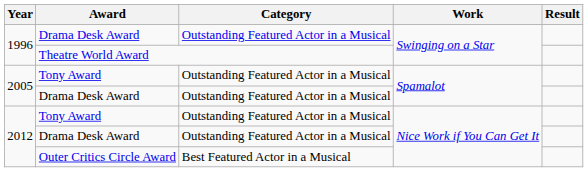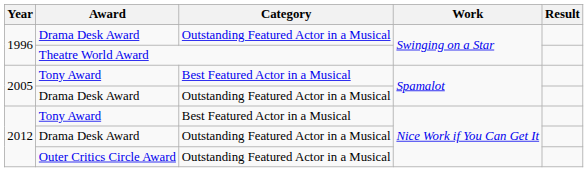(286, 75) Outstanding Featured Actor in a Musical -> (266, 75) Best Featured Actor in a Musical
(286, 116) Outstanding Featured Actor in a Musical -> (266, 116) Best Featured Actor in a Musical
(266, 156) Best Featured Actor in a Musical -> (286, 156) Outstanding Featured Actor in a Musical
